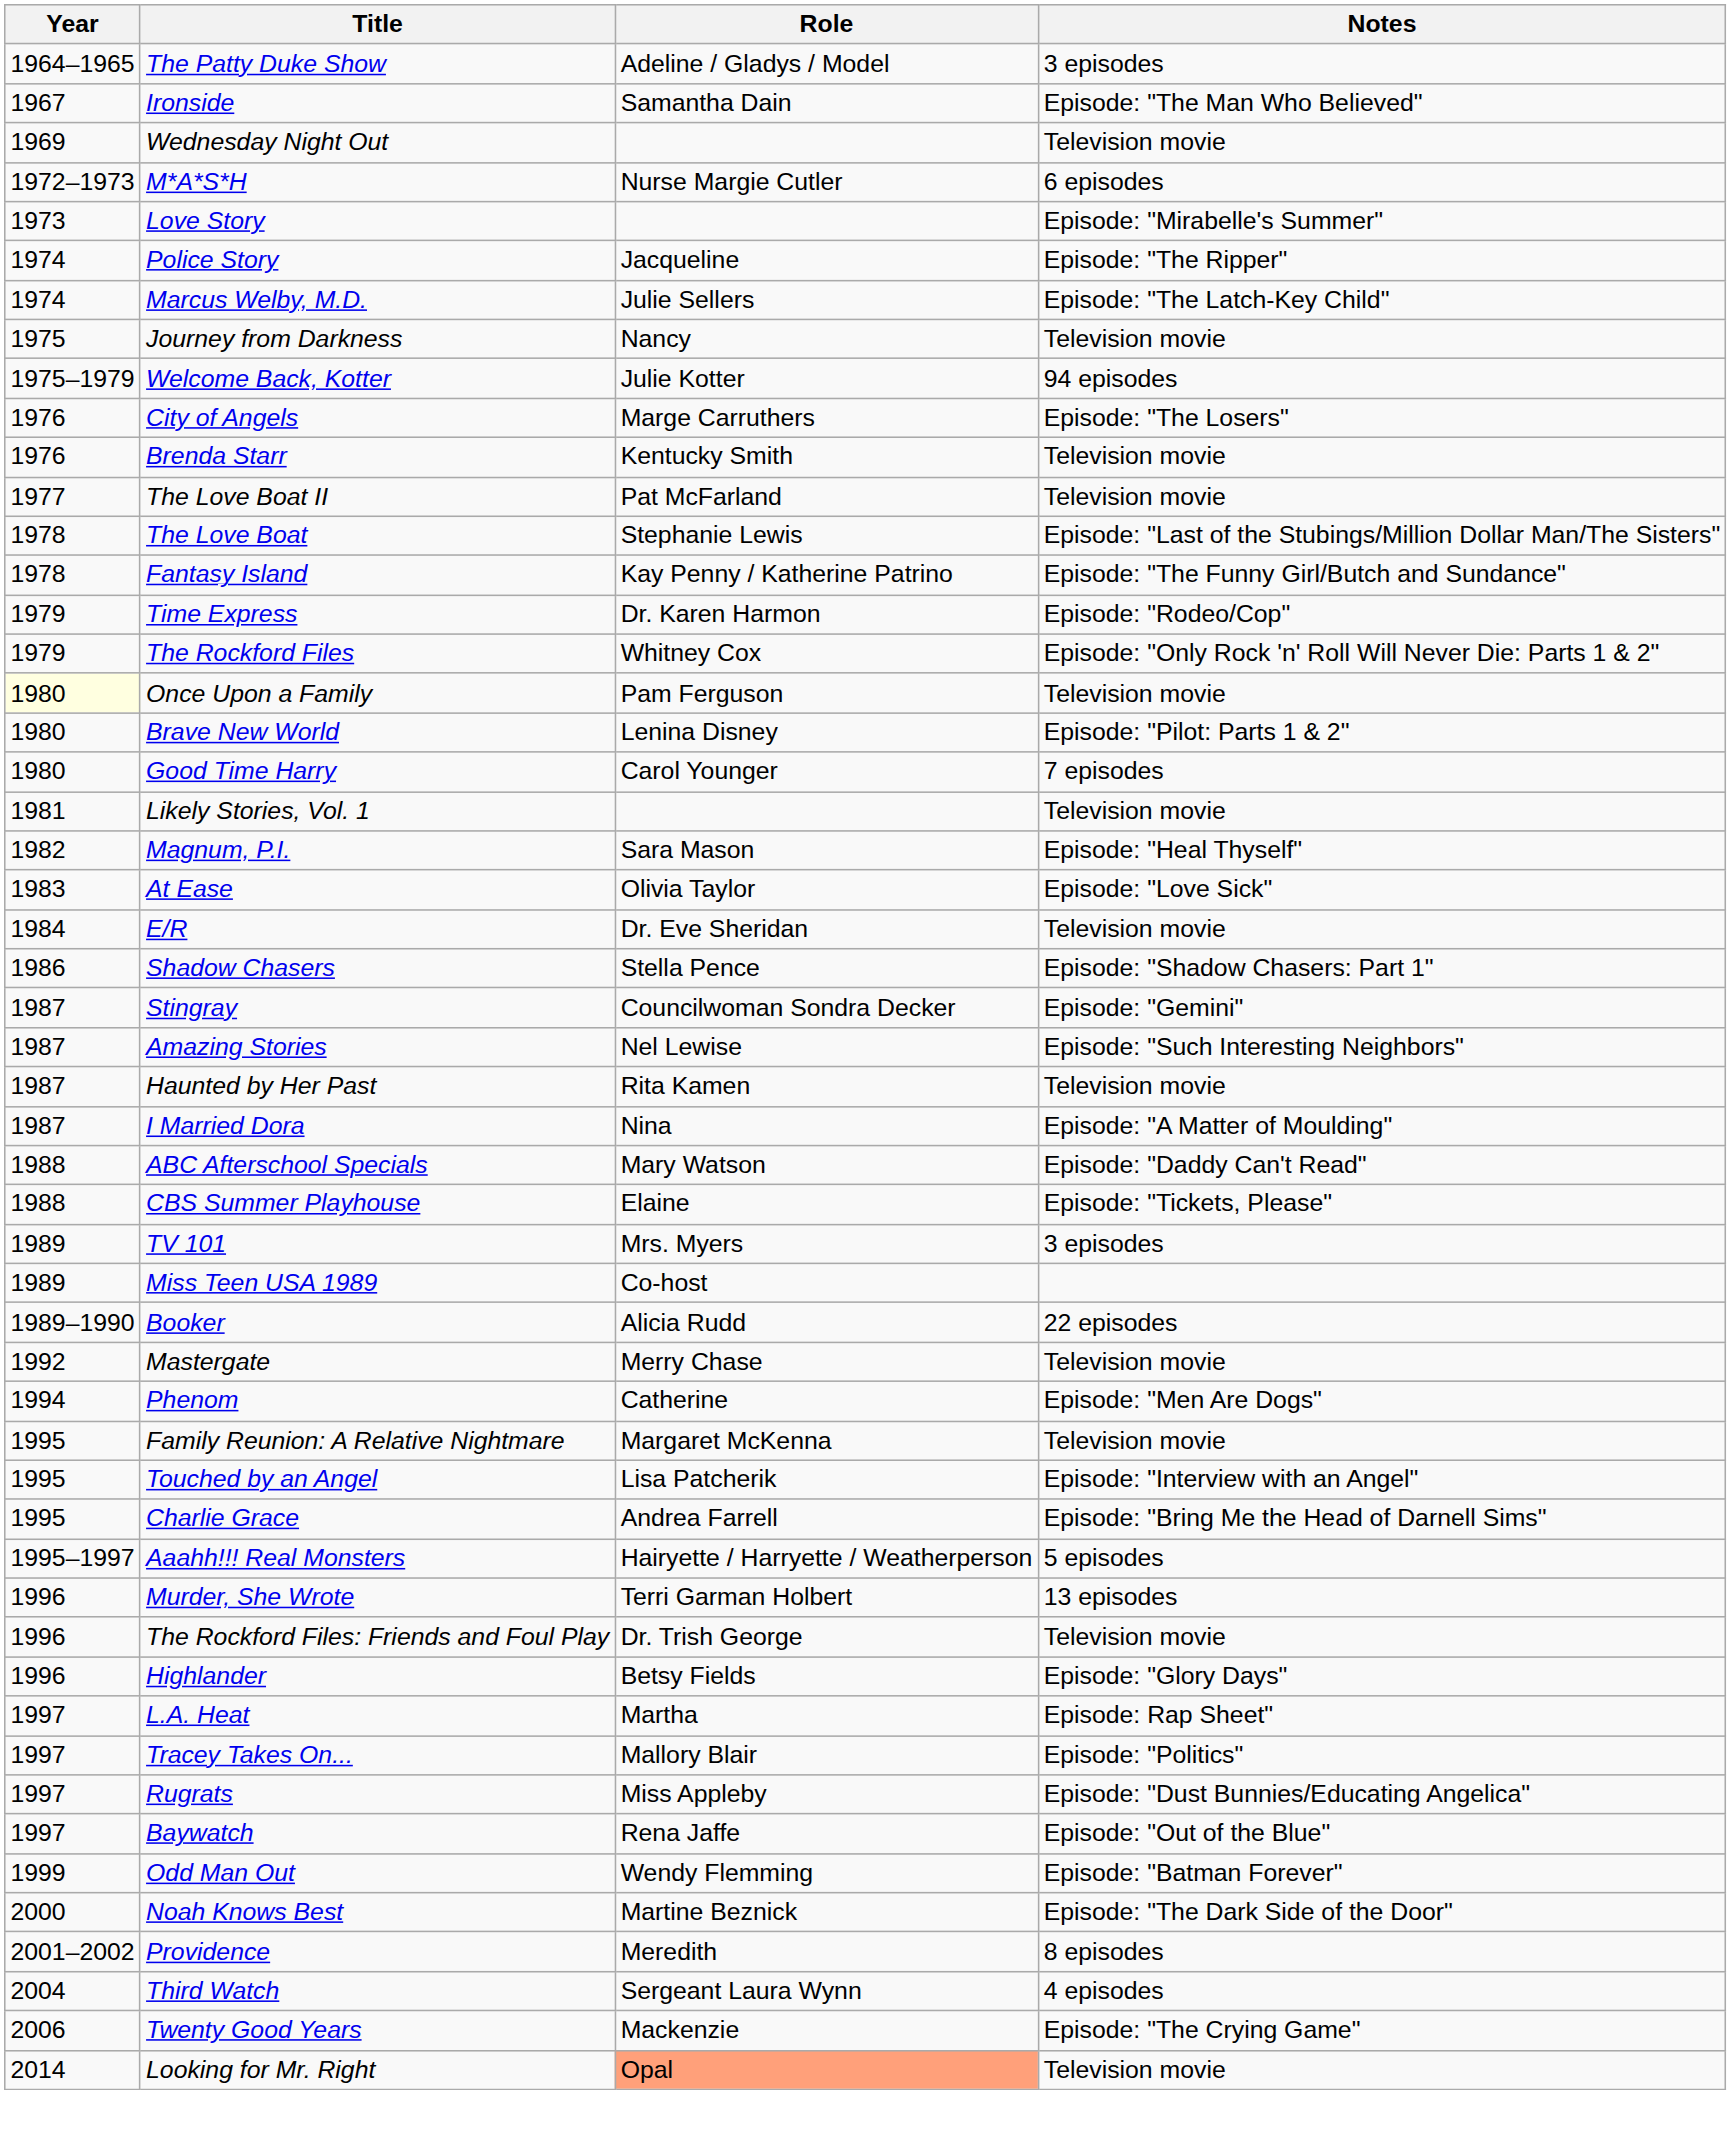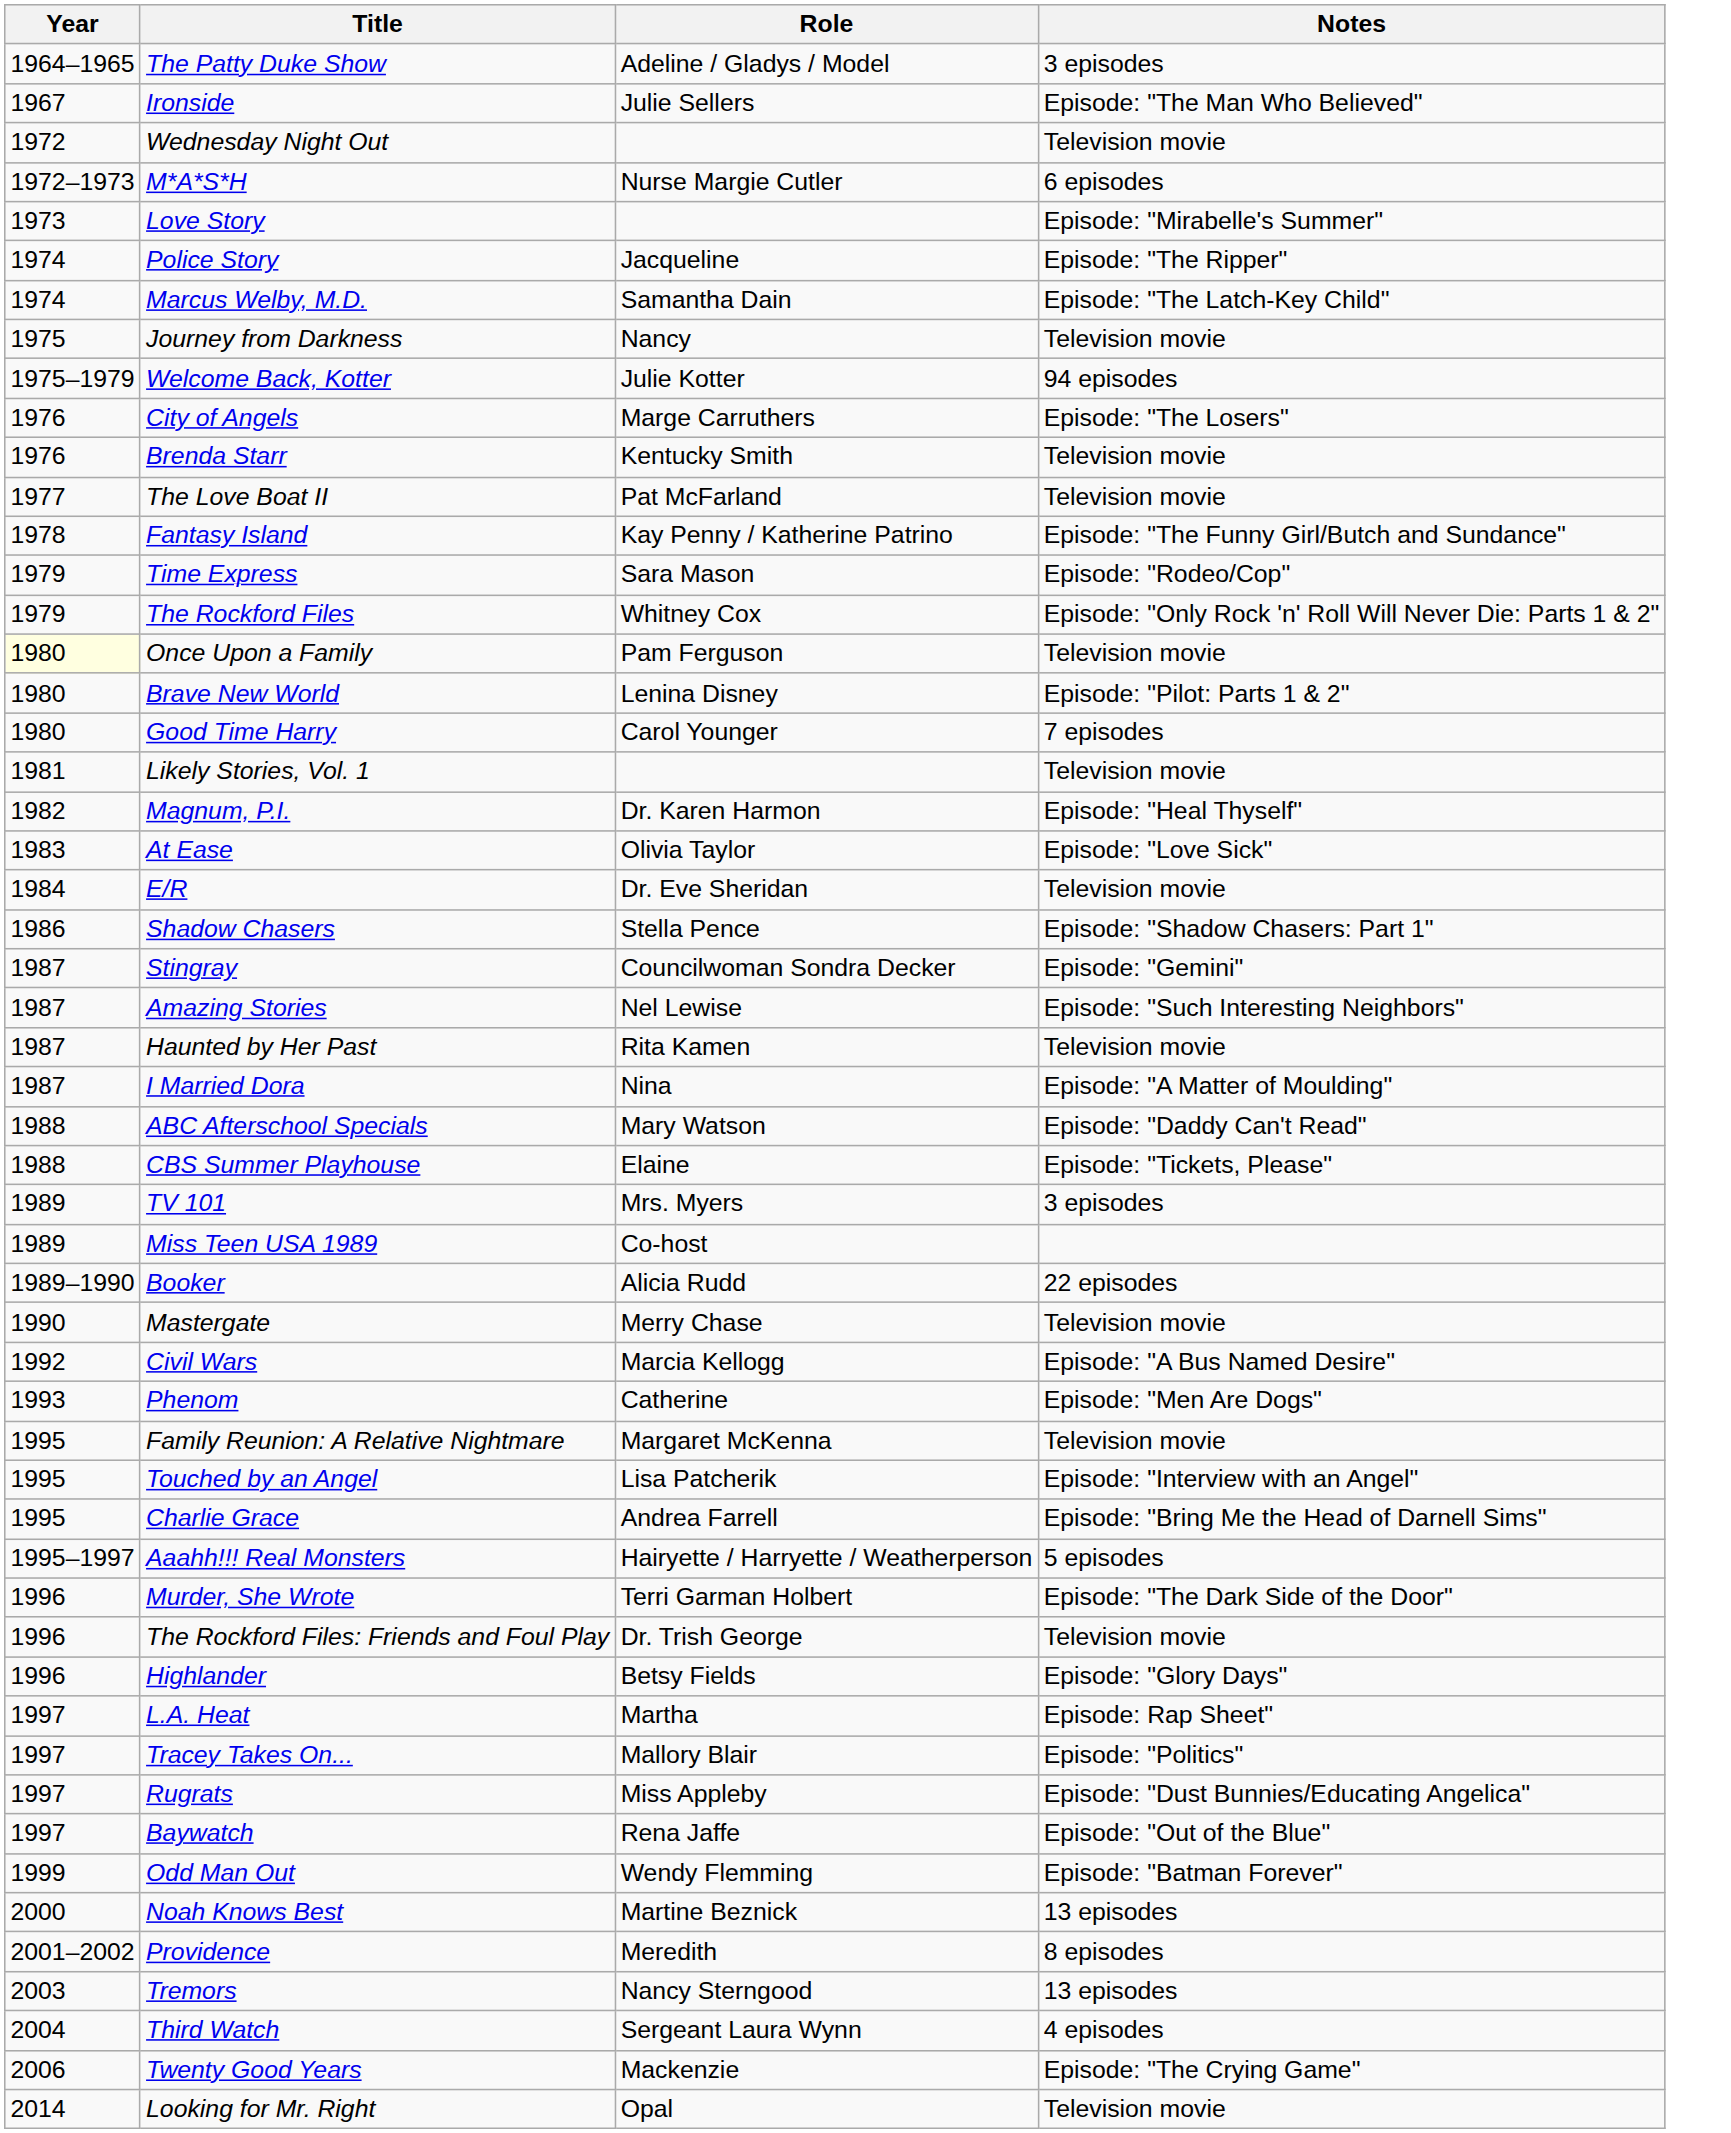(706, 102) Samantha Dain -> (687, 102) Julie Sellers
(38, 142) 1969 -> (38, 142) 1972
(687, 299) Julie Sellers -> (706, 299) Samantha Dain
- row: (227, 535)
(721, 614) Dr. Karen Harmon -> (687, 574) Sara Mason
(687, 850) Sara Mason -> (721, 810) Dr. Karen Harmon
(38, 1361) 1992 -> (38, 1322) 1990
+ row: (202, 1361)
(38, 1400) 1994 -> (38, 1400) 1993
(1111, 1597) 13 episodes -> (1248, 1597) Episode: "The Dark Side of the Door"
(1248, 1912) Episode: "The Dark Side of the Door" -> (1111, 1912) 13 episodes
+ row: (191, 1990)
(647, 2069) lightsalmon background -> (647, 2108) no background
